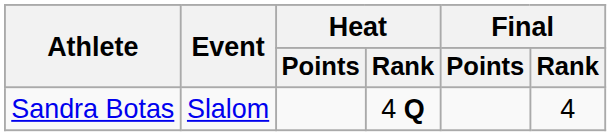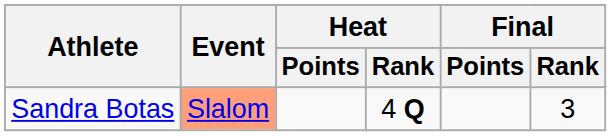(228, 109) no background -> (228, 109) lightsalmon background
(568, 109) 4 -> (568, 109) 3
